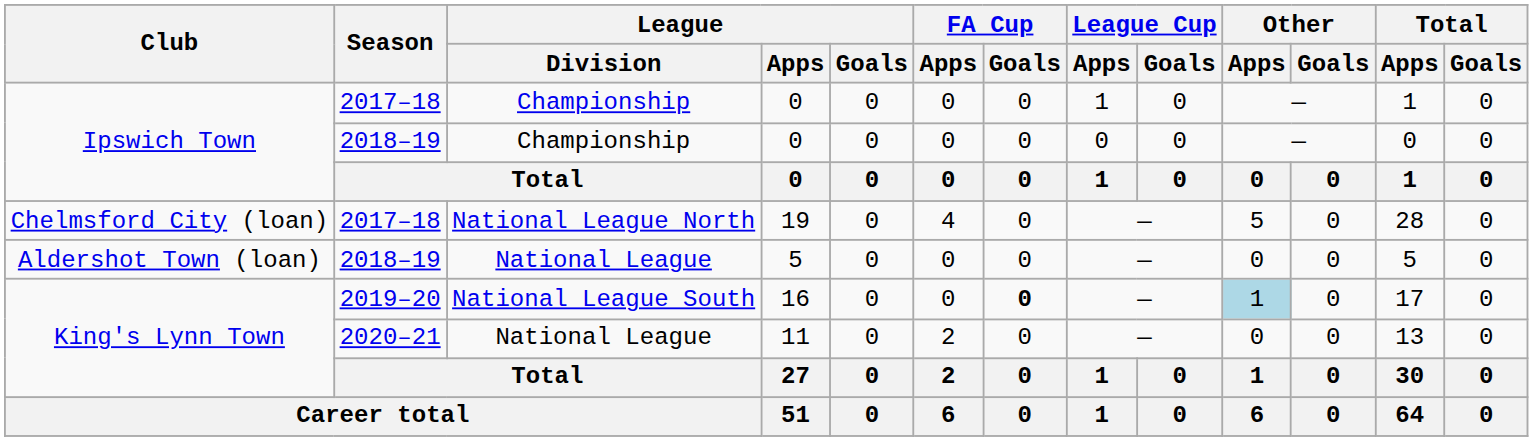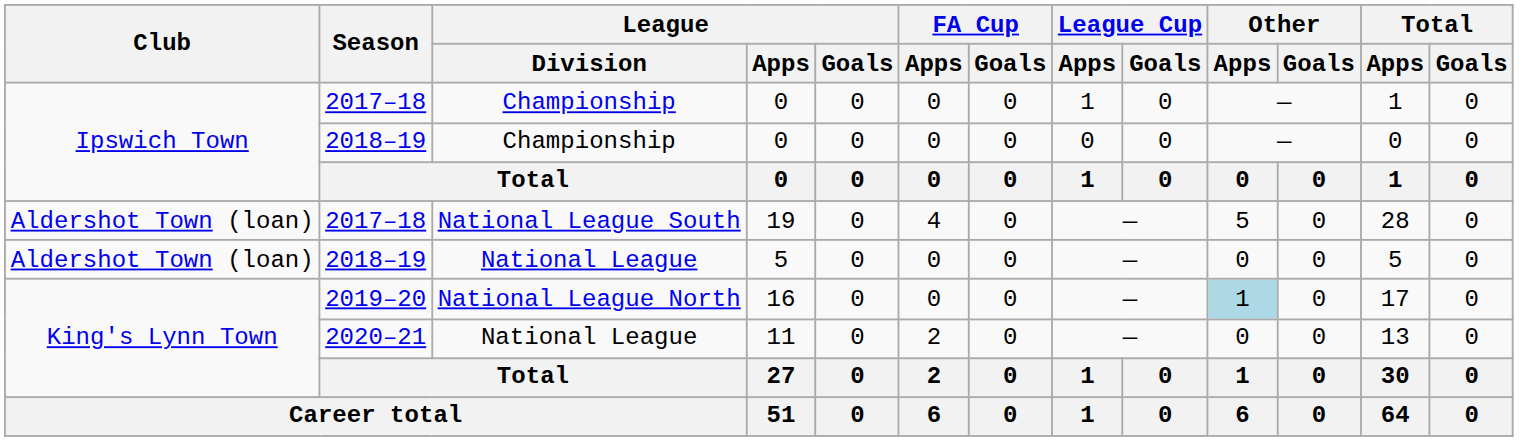(169, 221) Chelmsford City (loan) -> (162, 221) Aldershot Town (loan)
(604, 221) National League North -> (589, 221) National League South
(604, 299) National League South -> (589, 299) National League North
(1025, 299) bold -> (1010, 299) normal
